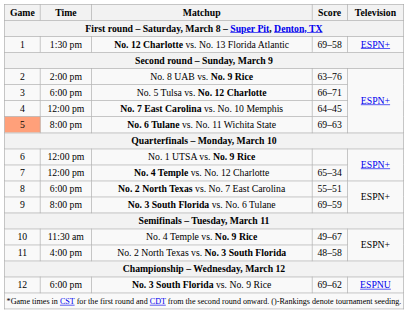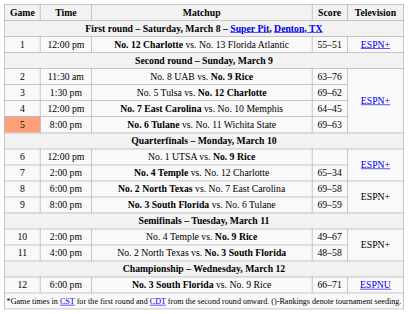(66, 44) 1:30 pm -> (66, 44) 12:00 pm
(330, 44) 69–58 -> (330, 44) 55–51
(66, 76) 2:00 pm -> (66, 76) 11:30 am
(66, 92) 6:00 pm -> (66, 92) 1:30 pm
(330, 92) 66–71 -> (330, 92) 69–62
(66, 173) 12:00 pm -> (66, 173) 2:00 pm
(330, 189) 55–51 -> (330, 189) 69–58
(66, 237) 11:30 am -> (66, 237) 2:00 pm
(330, 285) 69–62 -> (330, 285) 66–71
